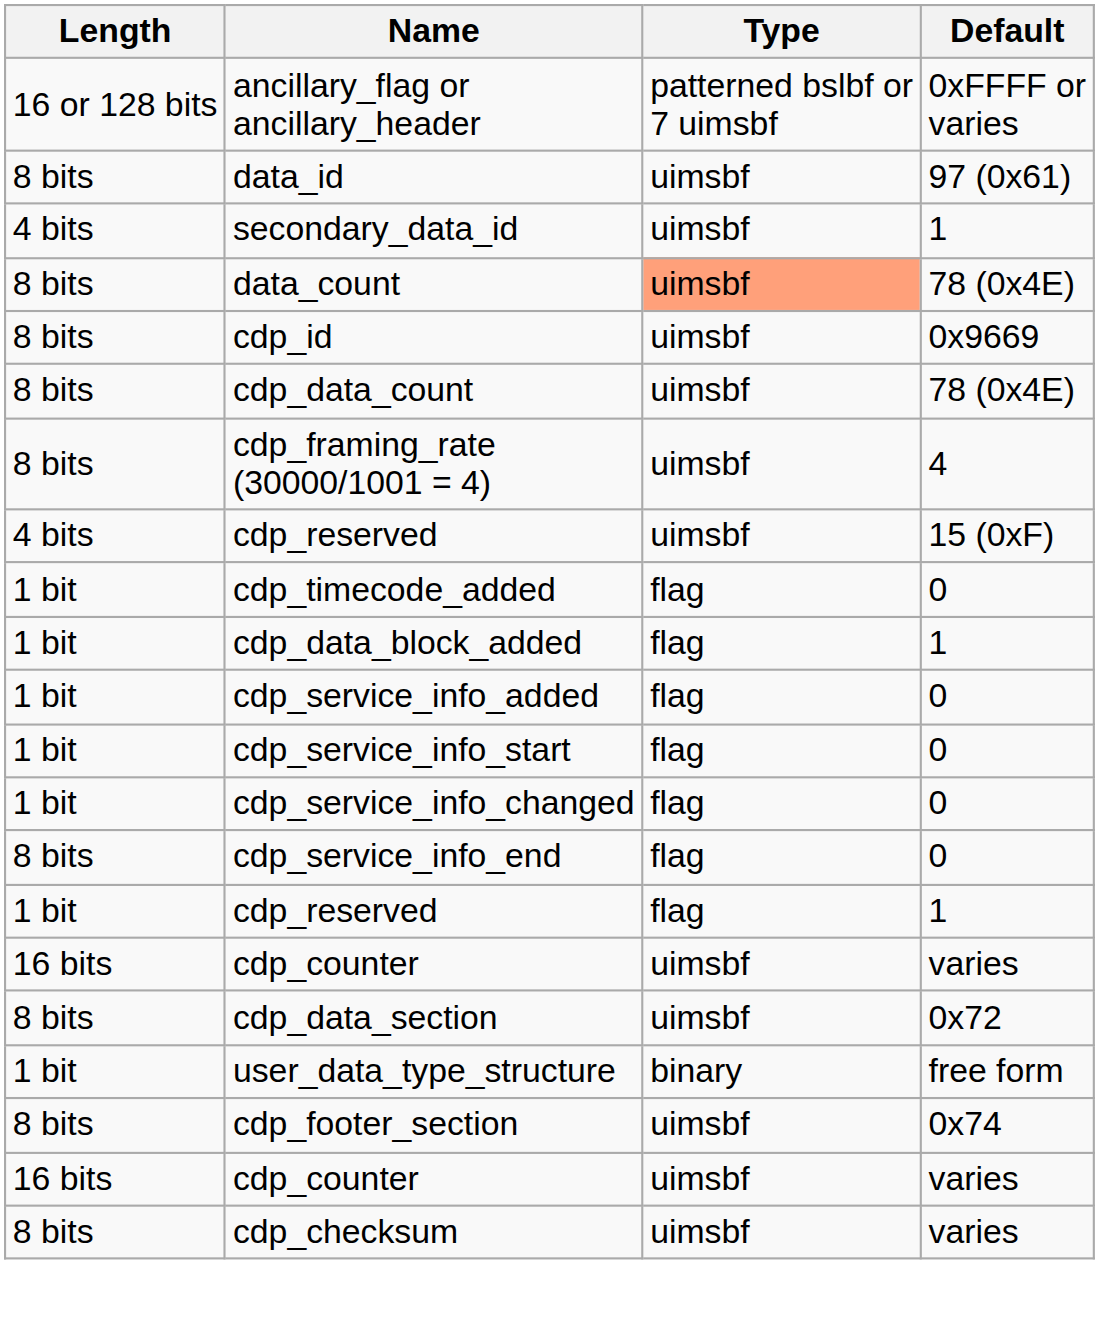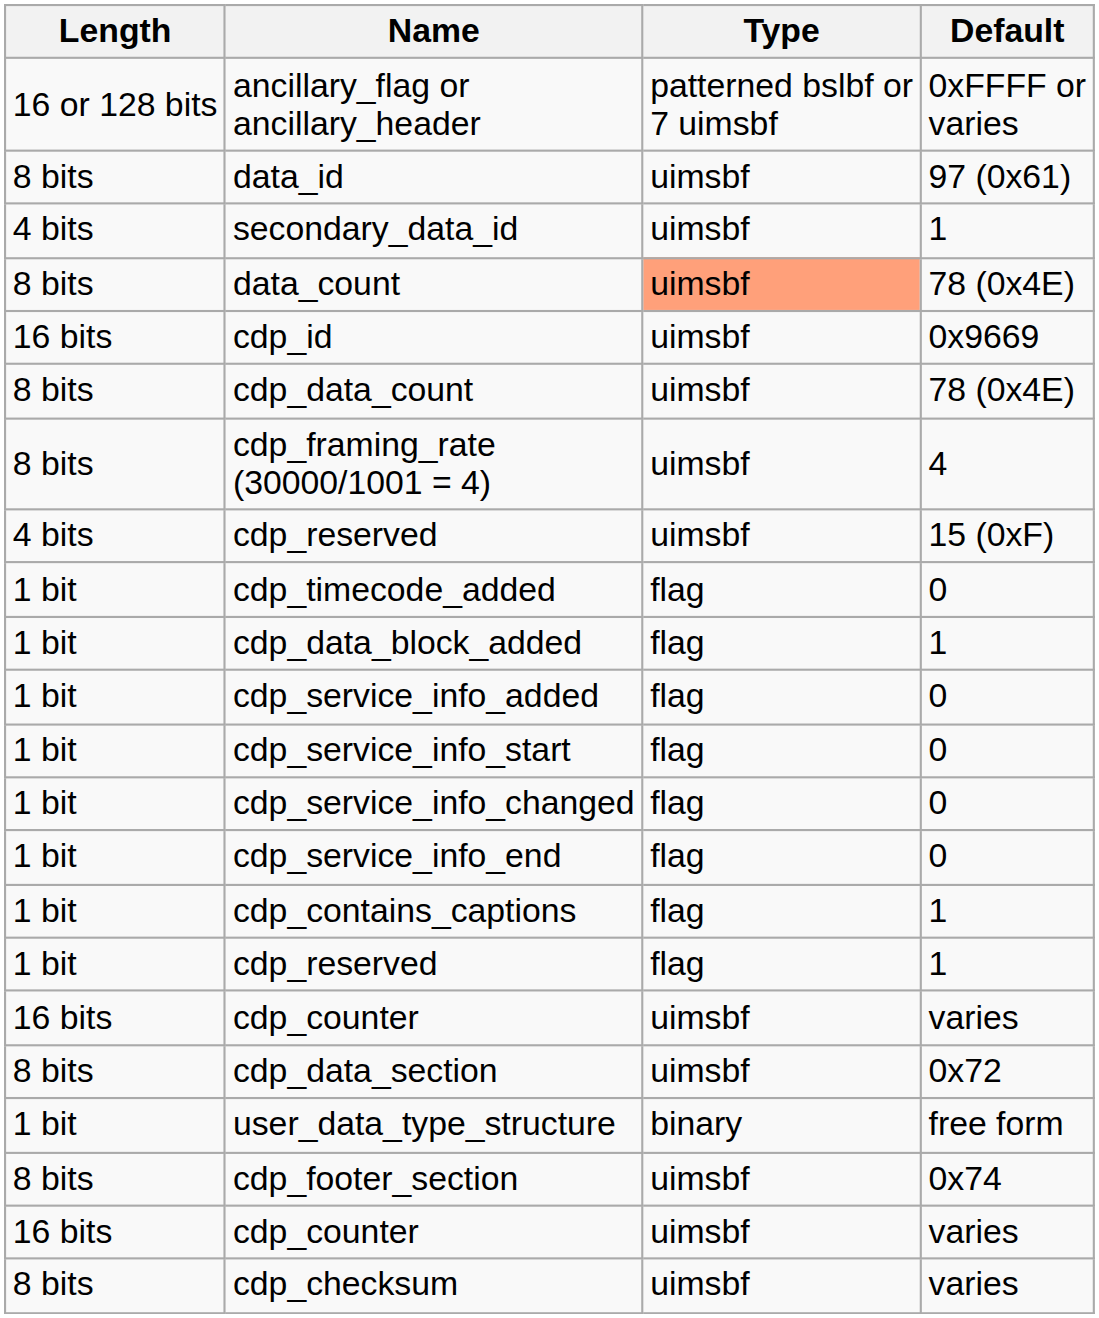(53, 336) 8 bits -> (63, 336) 16 bits
(53, 856) 8 bits -> (45, 856) 1 bit
+ row: (405, 910)
